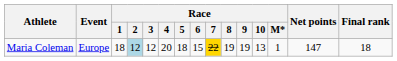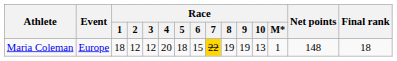(135, 47) lightblue background -> (135, 47) no background
(313, 47) 147 -> (313, 47) 148
